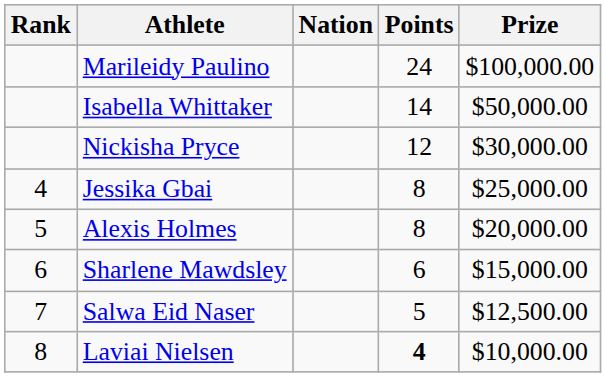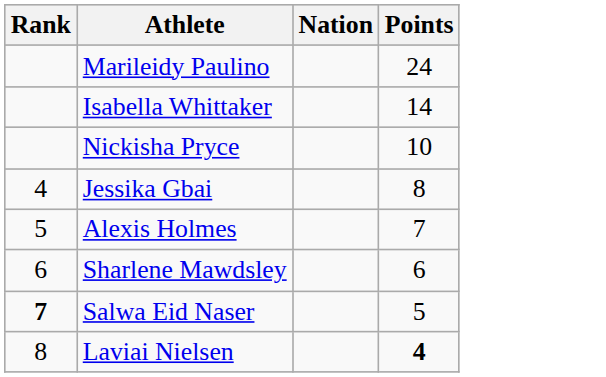- column: (530, 24)
(419, 147) 12 -> (419, 147) 10
(419, 229) 8 -> (419, 229) 7
(41, 310) normal -> (41, 310) bold
